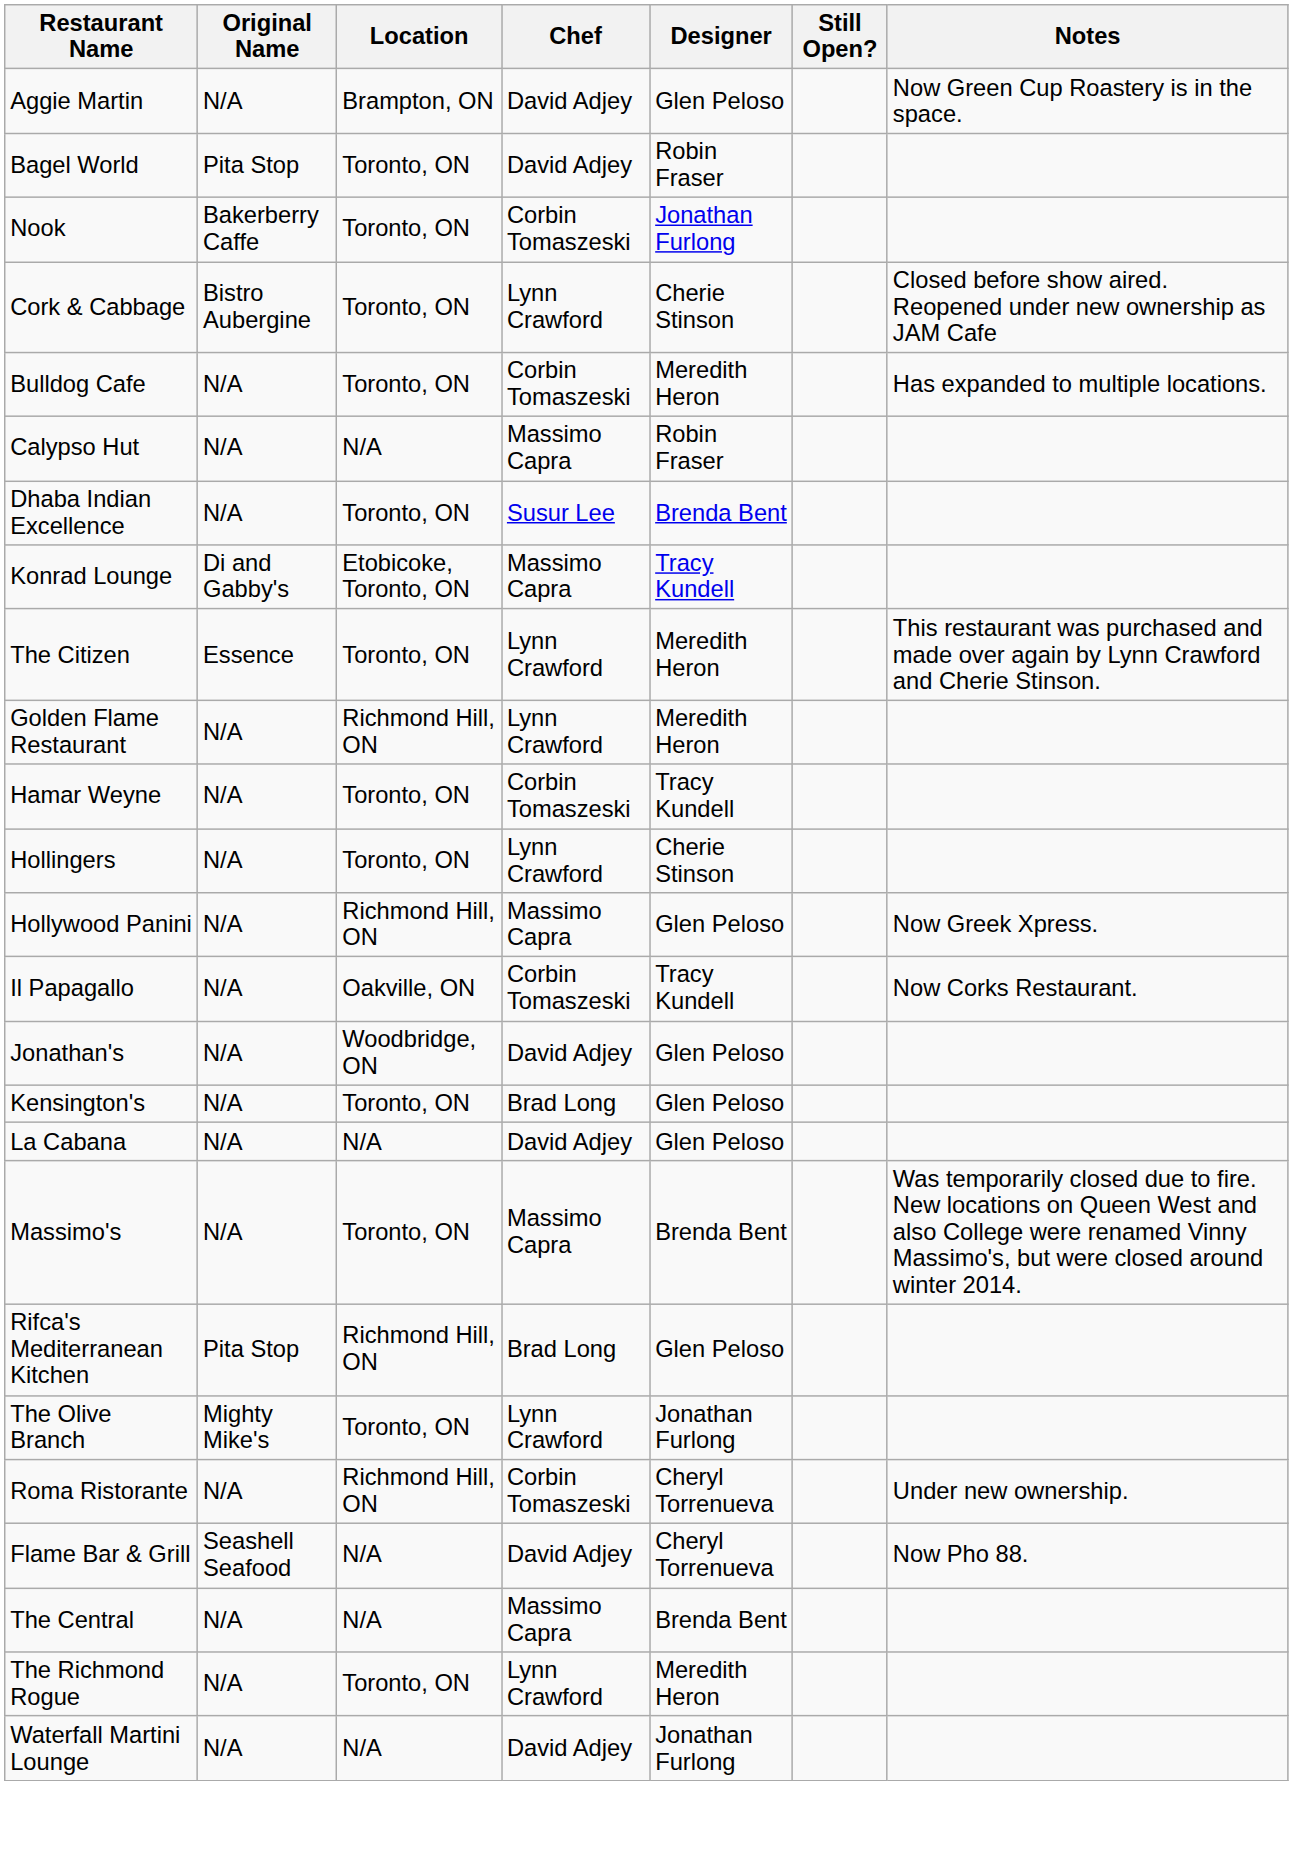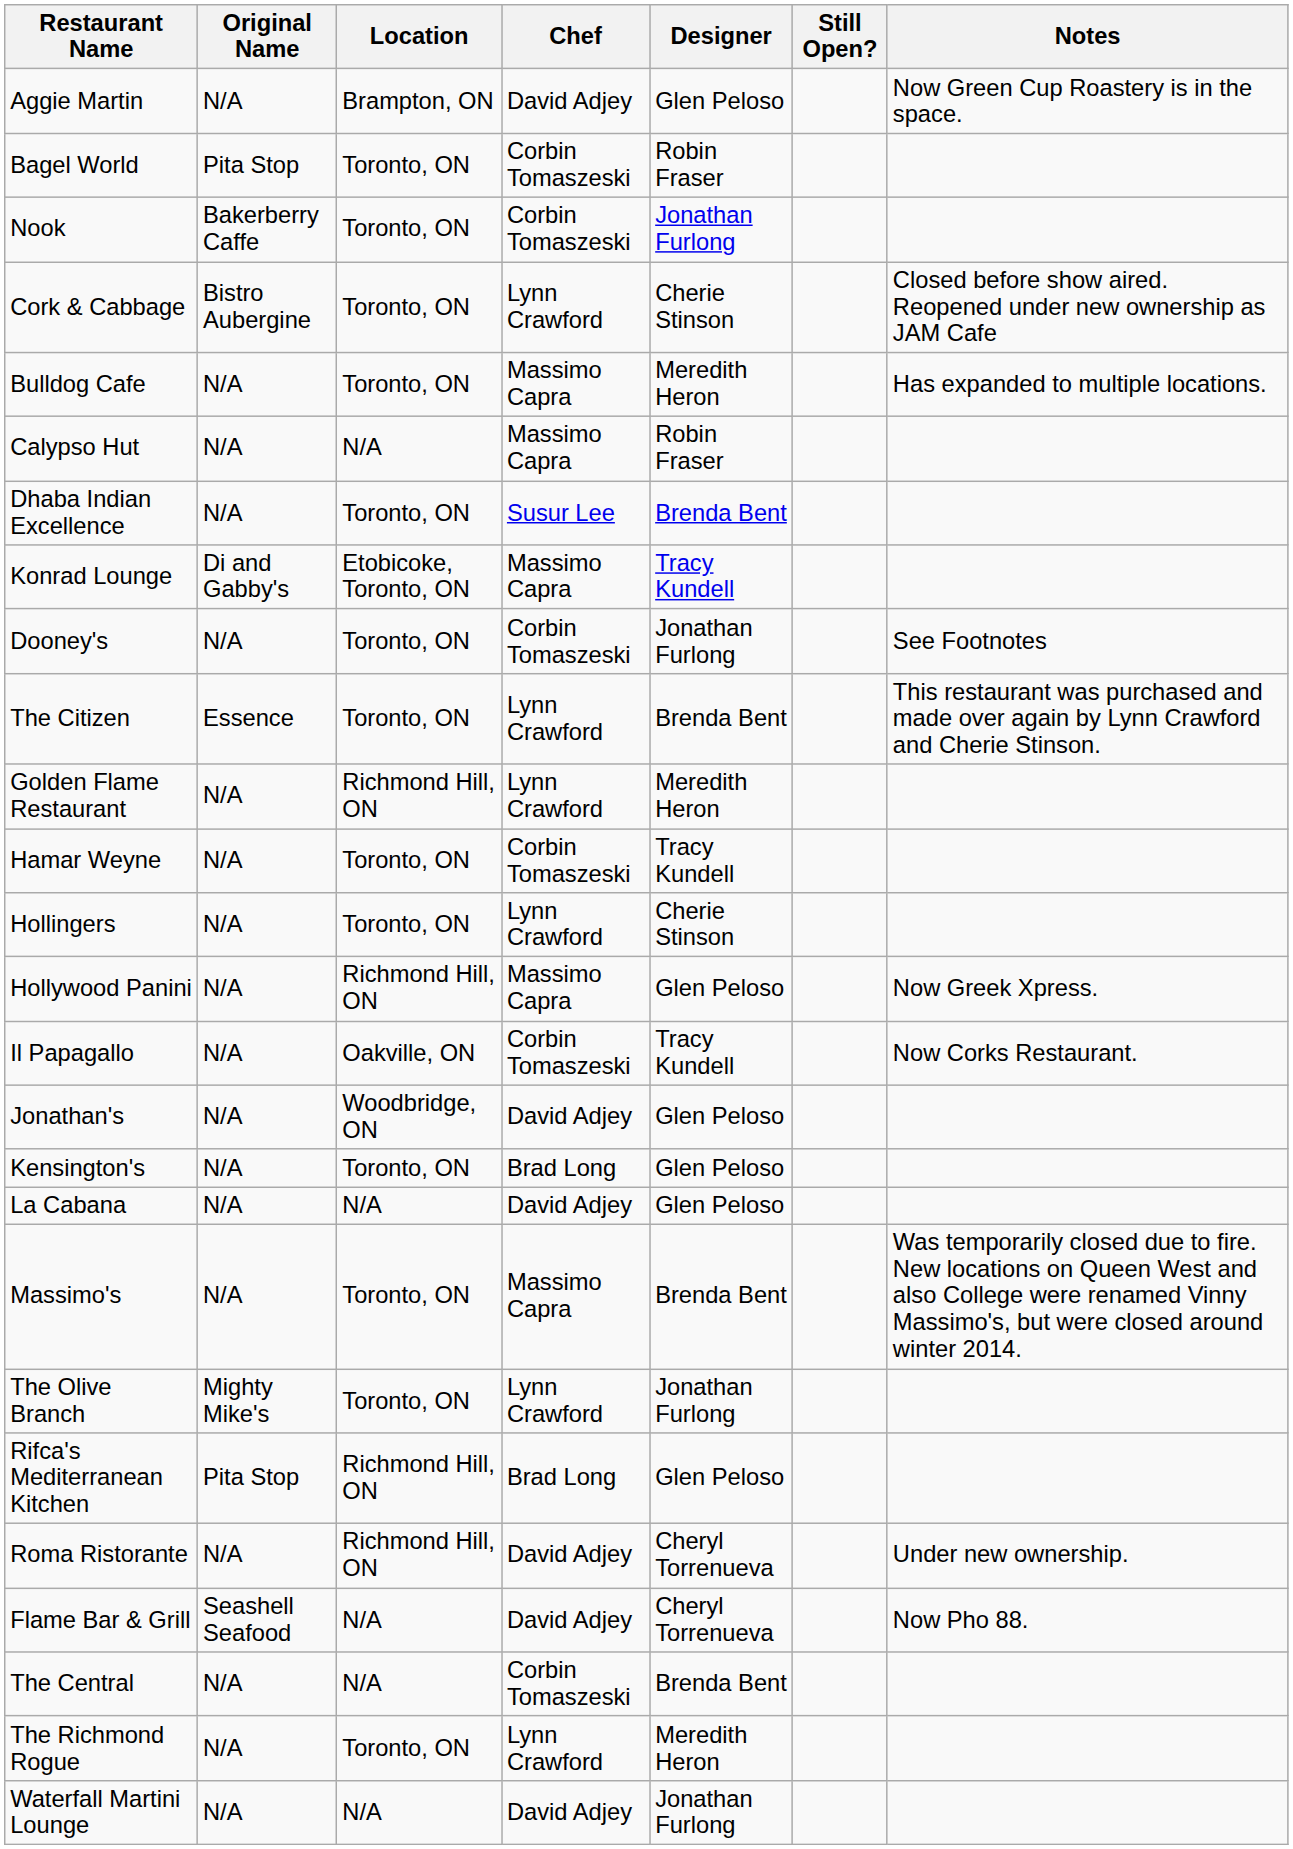(569, 164) David Adjey -> (569, 164) Corbin Tomaszeski
(569, 384) Corbin Tomaszeski -> (554, 384) Massimo Capra
+ row: (59, 640)
(701, 654) Meredith Heron -> (721, 718) Brenda Bent
rows swapped: (61, 1427) <-> (87, 1349)
(569, 1491) Corbin Tomaszeski -> (569, 1555) David Adjey
(554, 1619) Massimo Capra -> (569, 1683) Corbin Tomaszeski
